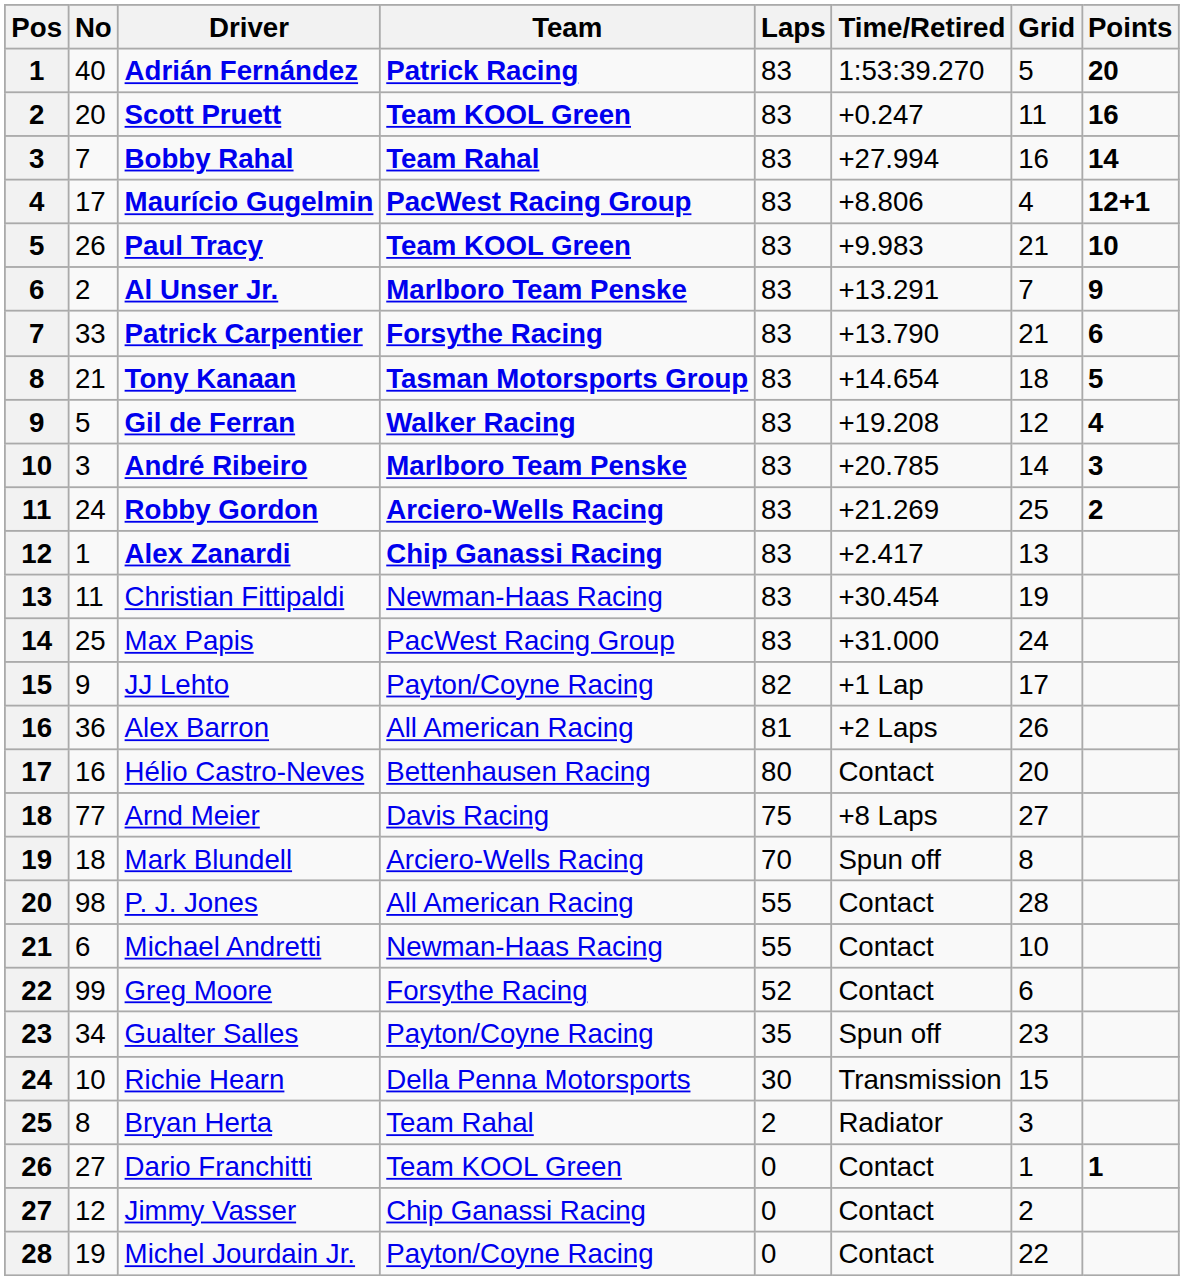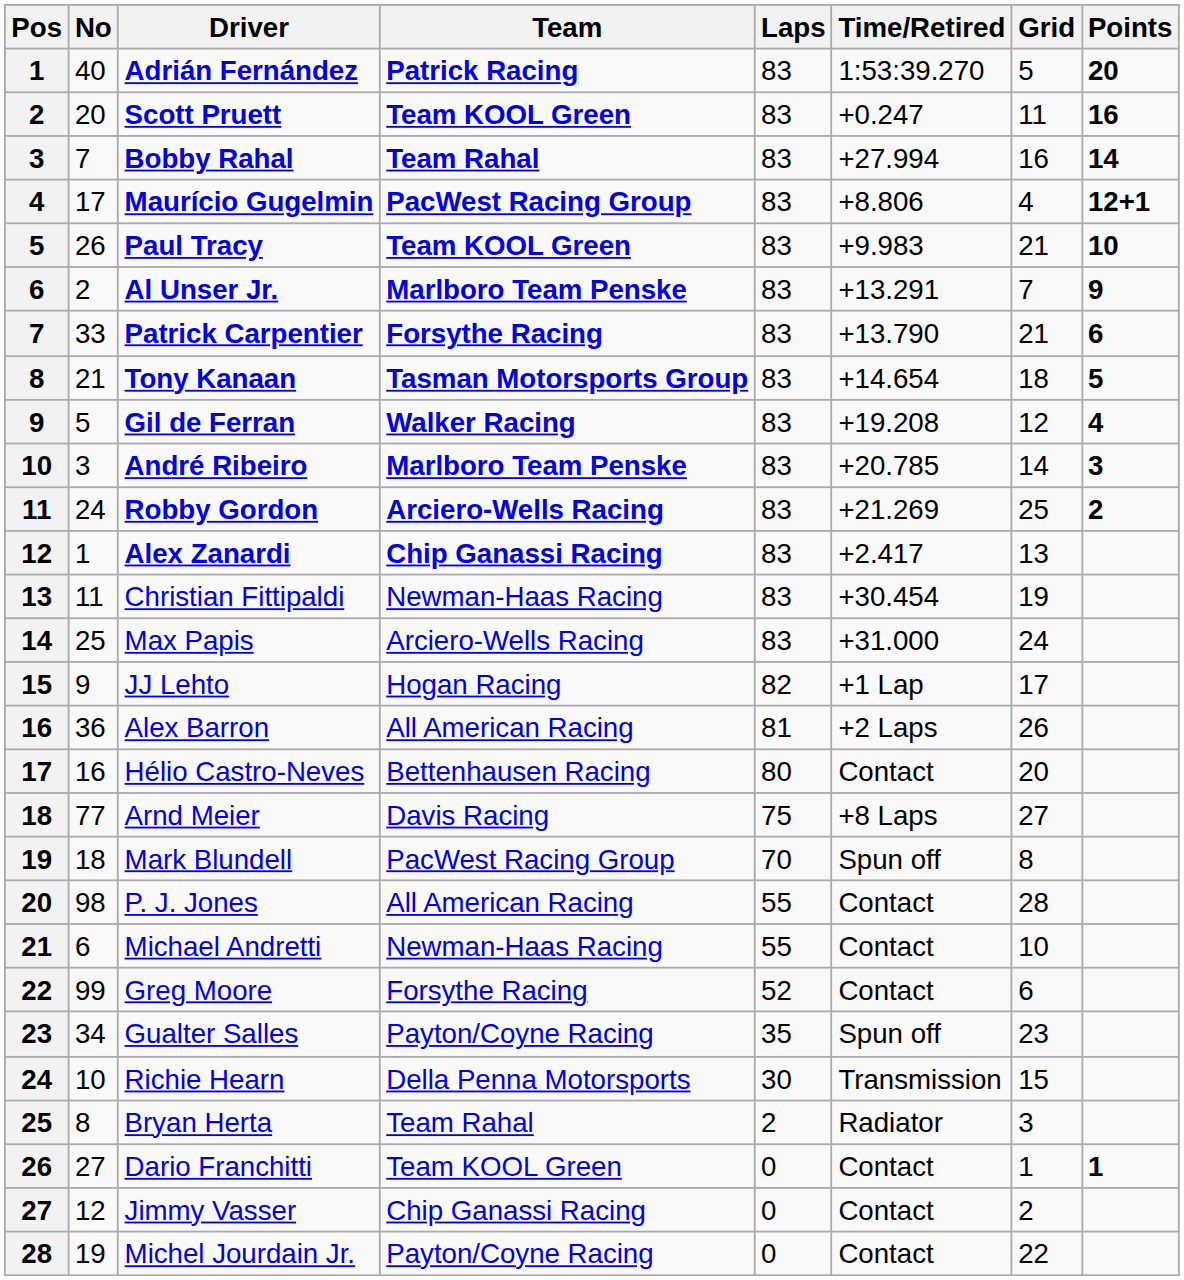(530, 640) PacWest Racing Group -> (515, 640) Arciero-Wells Racing
(520, 684) Payton/Coyne Racing -> (474, 684) Hogan Racing
(515, 859) Arciero-Wells Racing -> (530, 859) PacWest Racing Group
